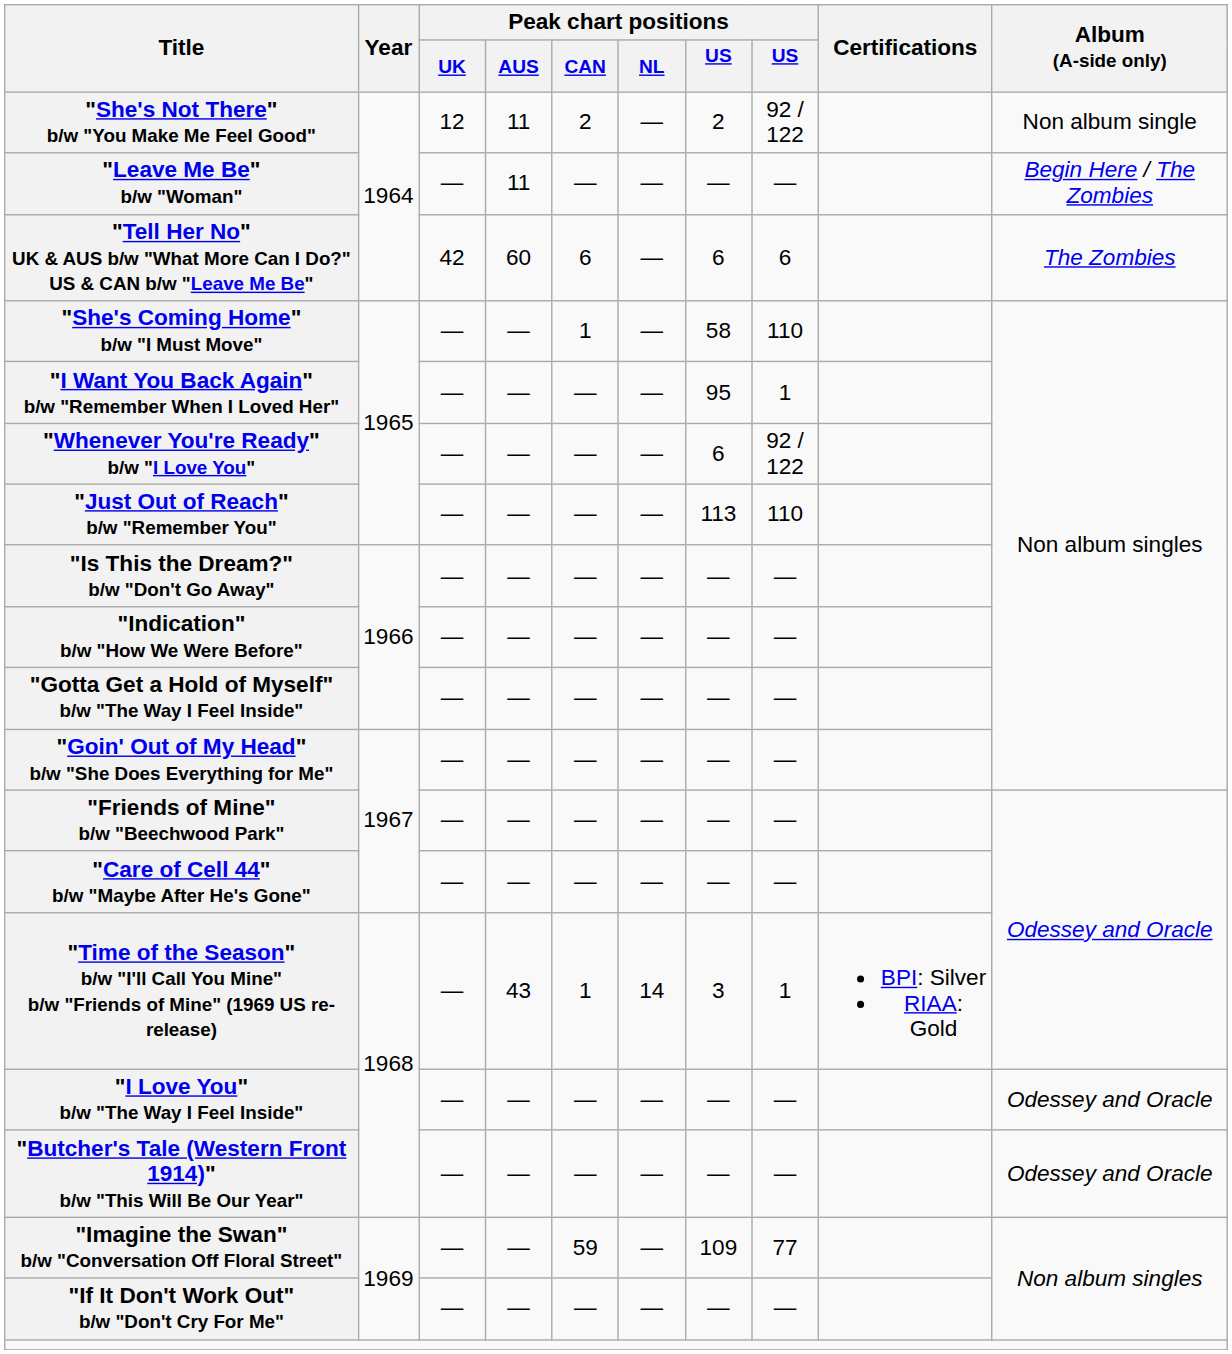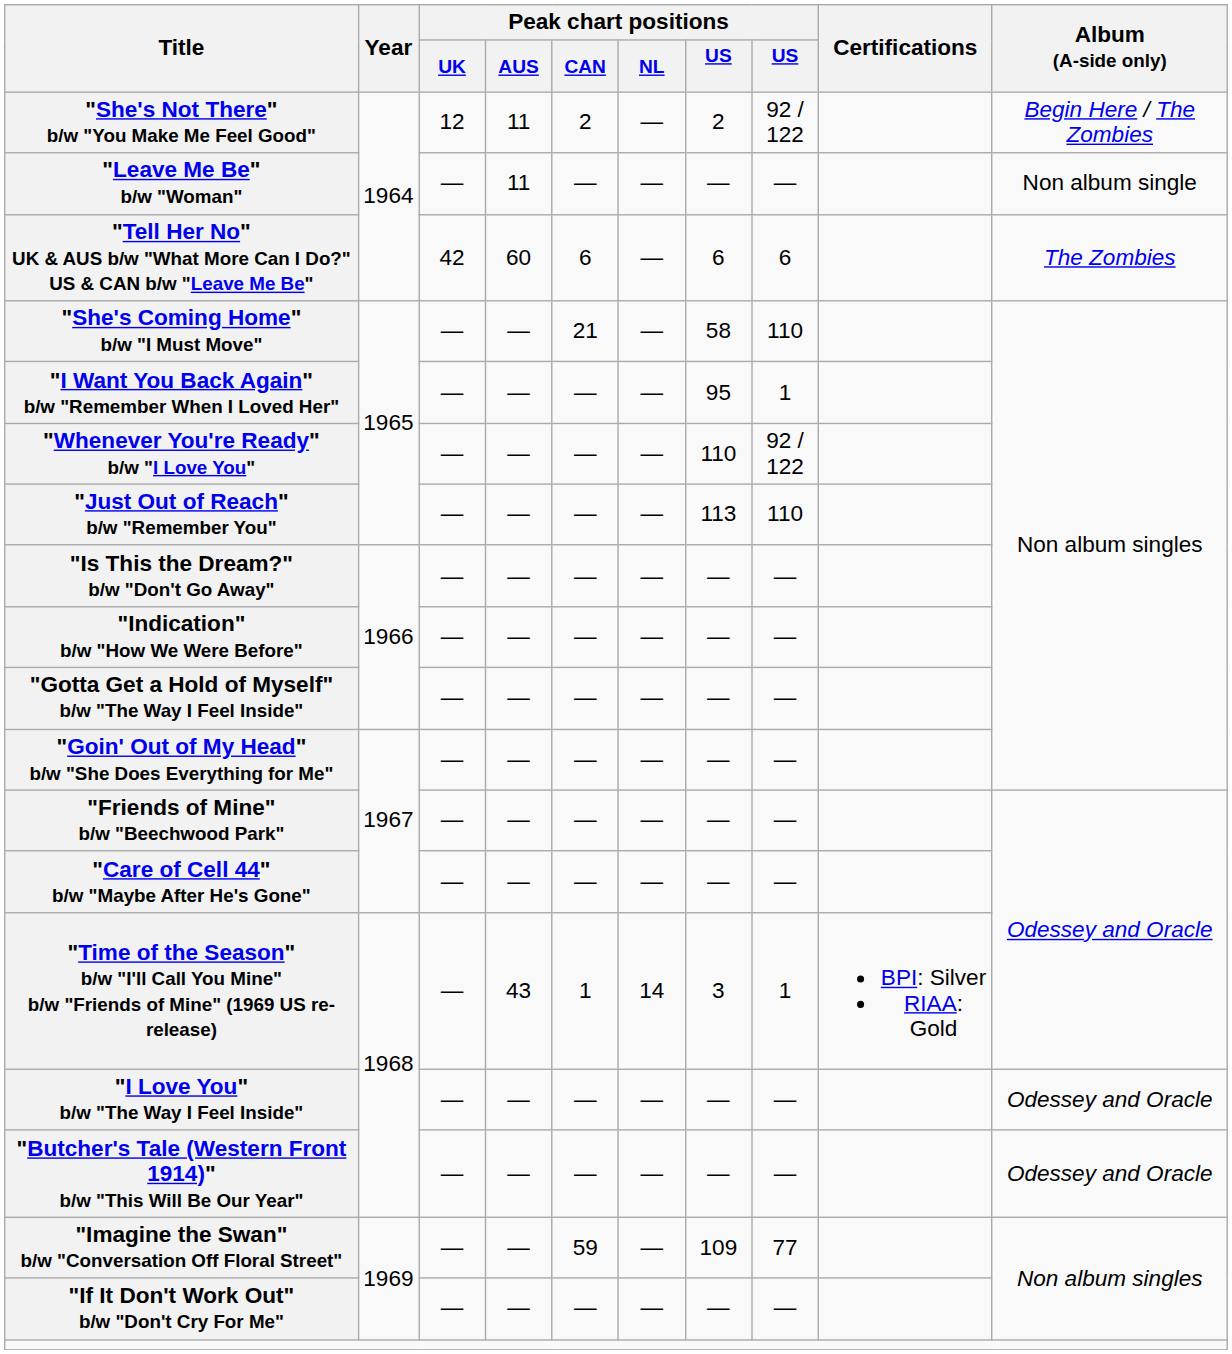(1110, 122) Non album single -> (1110, 122) Begin Here / The Zombies
(1110, 183) Begin Here / The Zombies -> (1110, 183) Non album single
(585, 331) 1 -> (585, 331) 21
(718, 453) 6 -> (718, 453) 110
